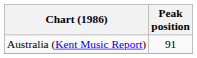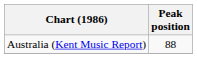(171, 44) 91 -> (171, 44) 88
